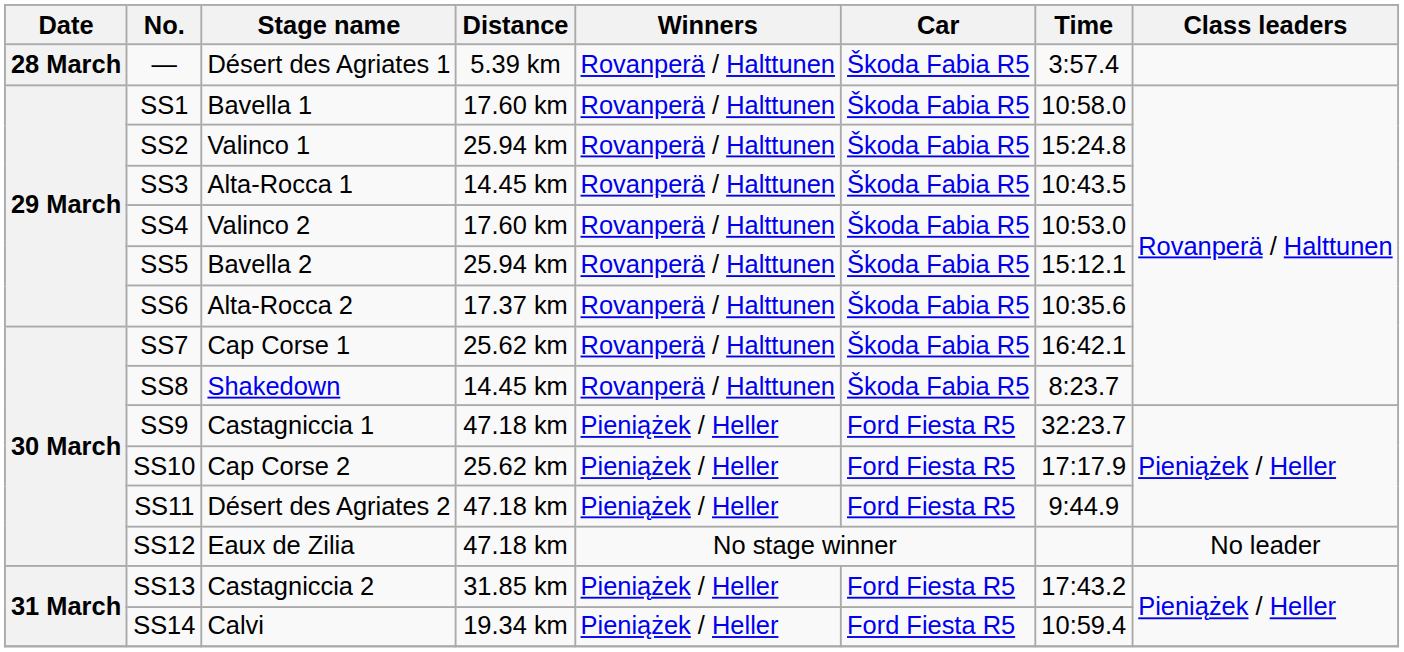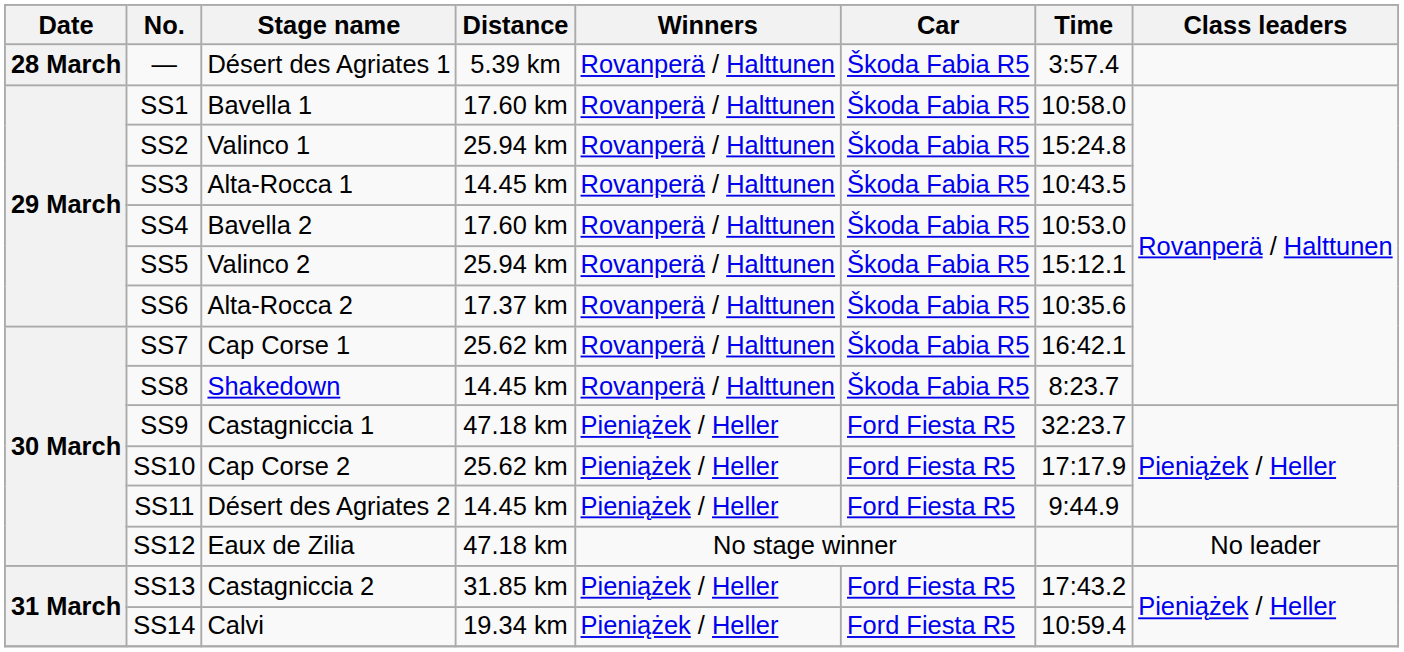(259, 225) Valinco 2 -> (260, 225) Bavella 2
(260, 265) Bavella 2 -> (259, 265) Valinco 2
(516, 506) 47.18 km -> (516, 506) 14.45 km
